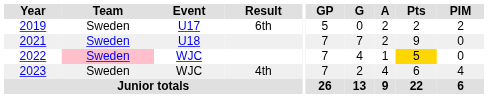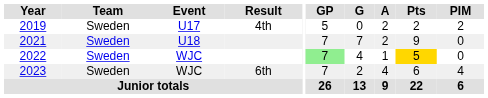(263, 26) 6th -> (263, 26) 4th
(108, 56) pink background -> (108, 56) no background
(325, 56) no background -> (325, 56) lightgreen background
(263, 71) 4th -> (263, 71) 6th
